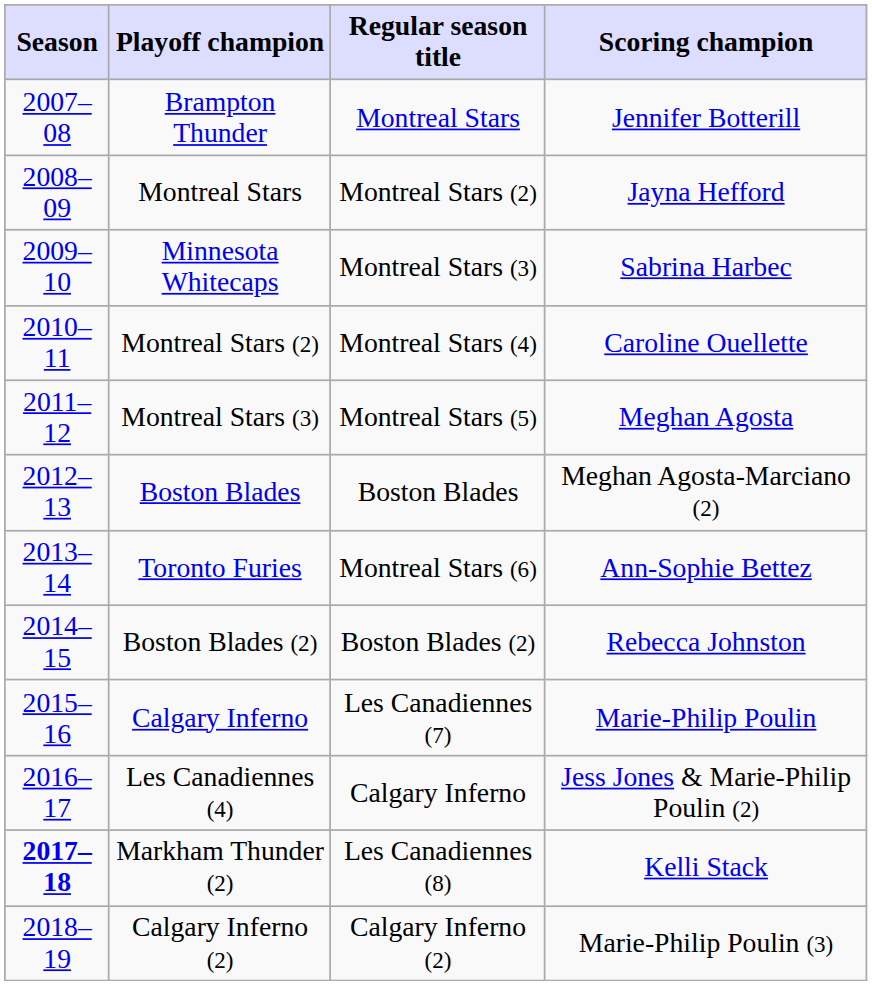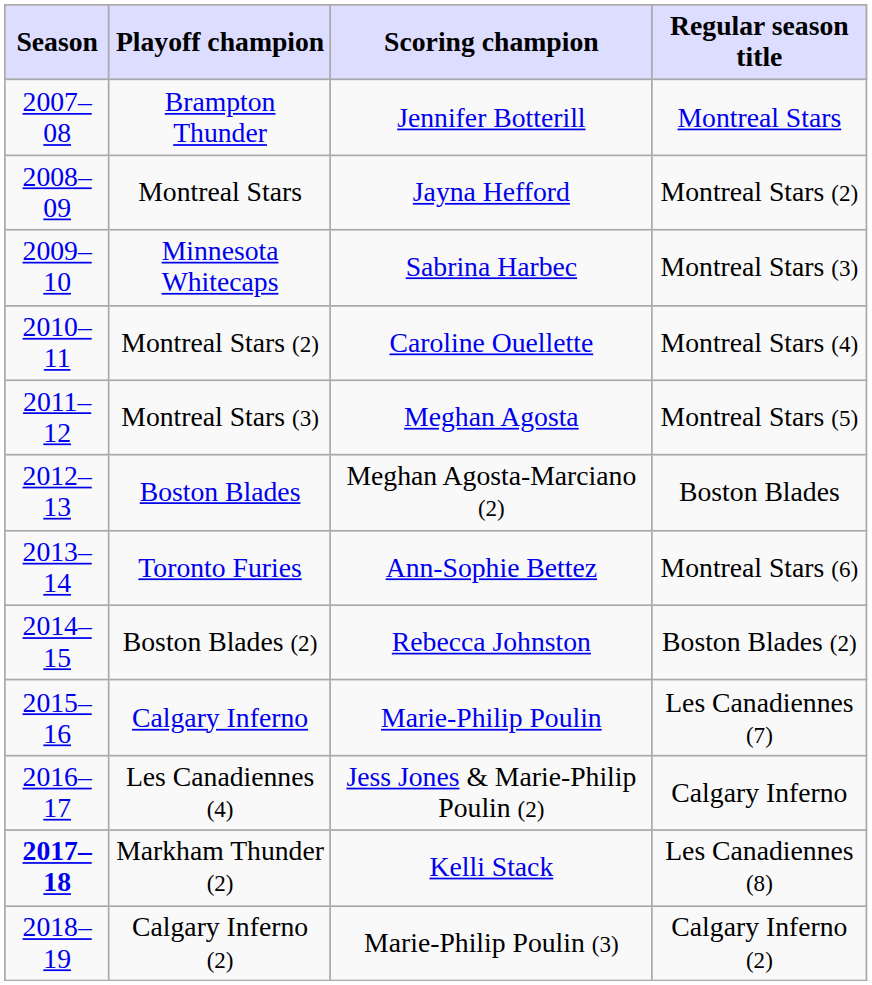columns swapped: (438, 42) <-> (706, 42)
